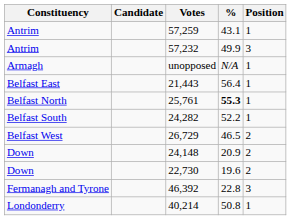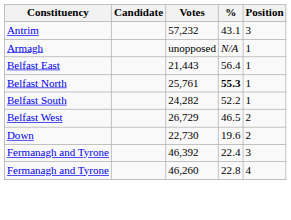- row: (183, 30)
(231, 48) 49.9 -> (231, 30) 43.1
- row: (183, 153)
(231, 188) 22.8 -> (231, 153) 22.4
+ row: (183, 170)
- row: (183, 205)
